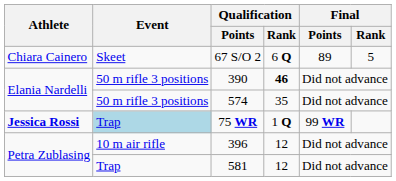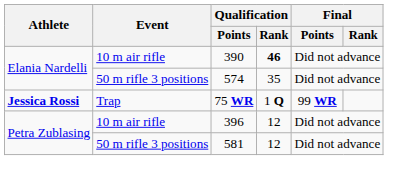- row: (238, 57)
(152, 79) 50 m rifle 3 positions -> (131, 57) 10 m air rifle
(108, 122) lightblue background -> (108, 100) no background
(108, 165) Trap -> (152, 144) 50 m rifle 3 positions
